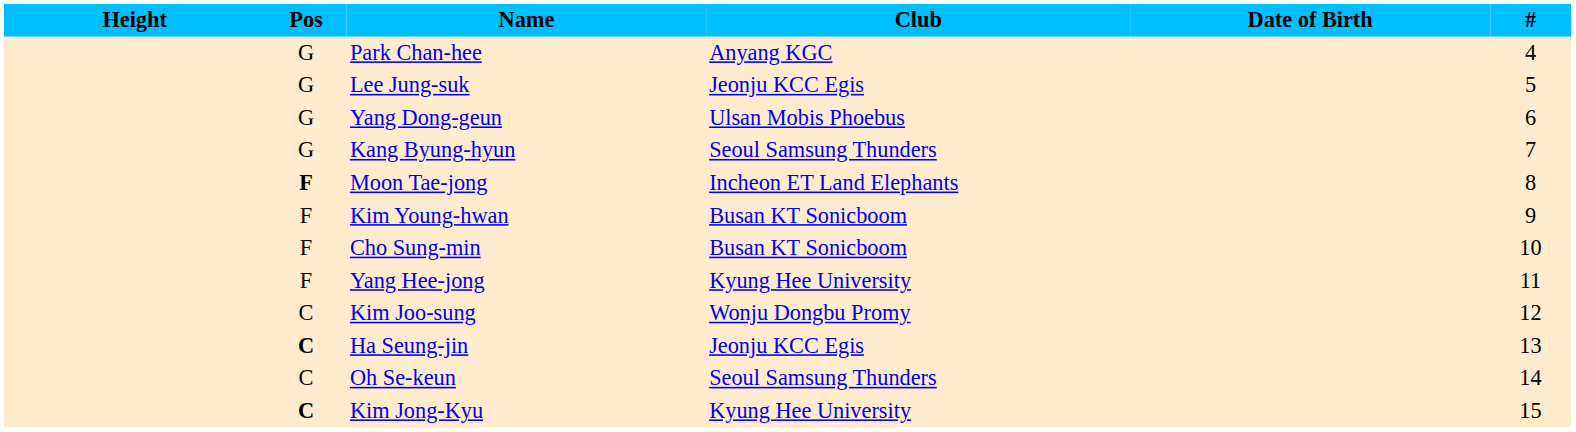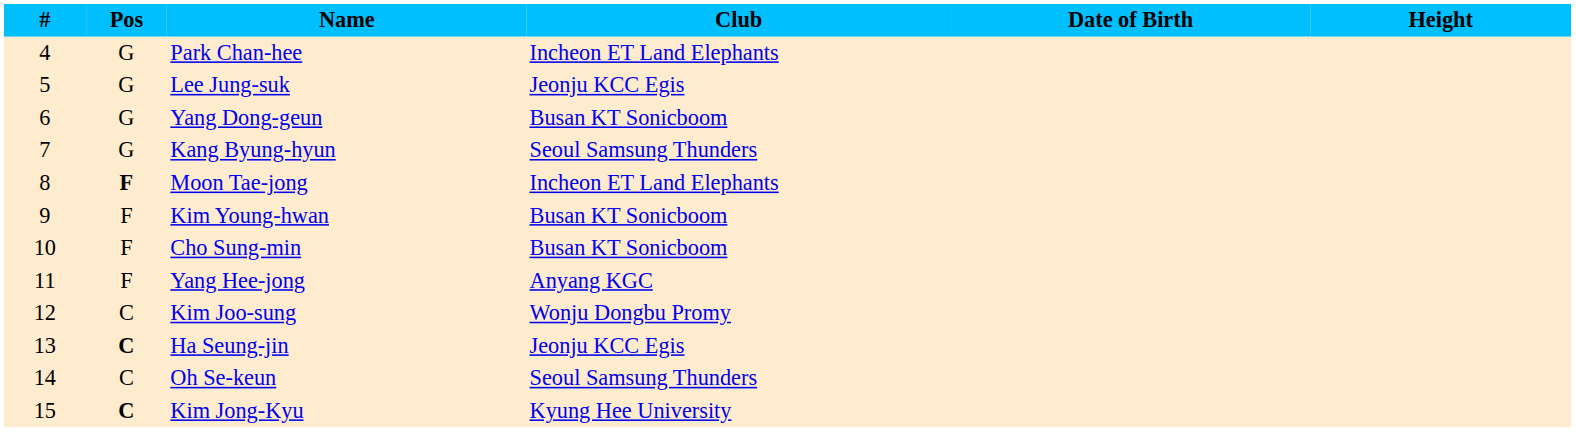columns swapped: (1531, 20) <-> (135, 20)
(771, 52) Anyang KGC -> (654, 52) Incheon ET Land Elephants
(807, 117) Ulsan Mobis Phoebus -> (628, 117) Busan KT Sonicboom
(810, 280) Kyung Hee University -> (591, 280) Anyang KGC
